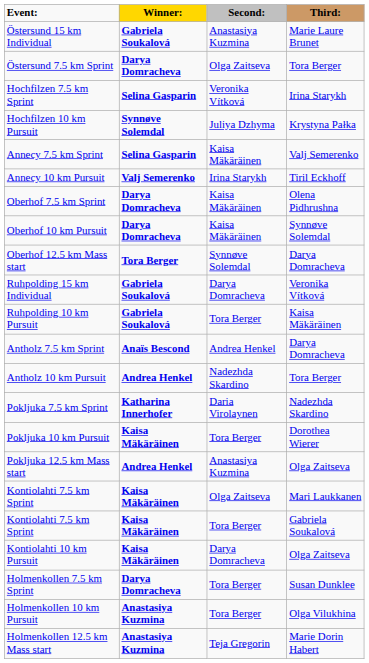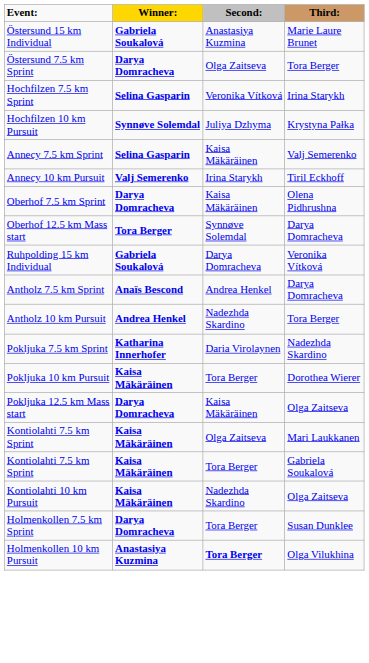- row: (57, 230)
- row: (48, 319)
(157, 466) Andrea Henkel -> (145, 407) Darya Domracheva
(233, 466) Anastasiya Kuzmina -> (231, 407) Kaisa Mäkäräinen
(237, 555) Darya Domracheva -> (227, 496) Nadezhda Skardino
(235, 614) normal -> (234, 555) bold
- row: (57, 643)
